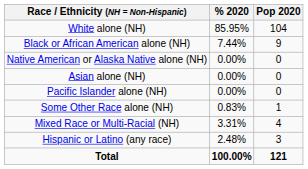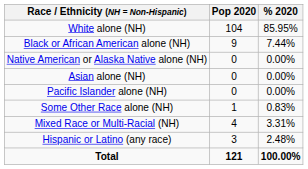columns swapped: (278, 12) <-> (232, 12)
